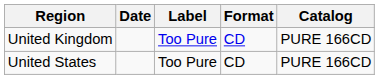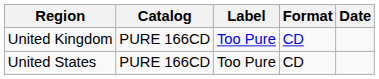columns swapped: (135, 16) <-> (326, 16)
